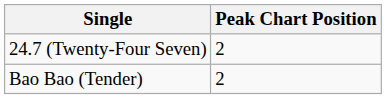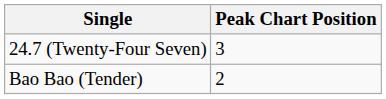(220, 49) 2 -> (220, 49) 3
